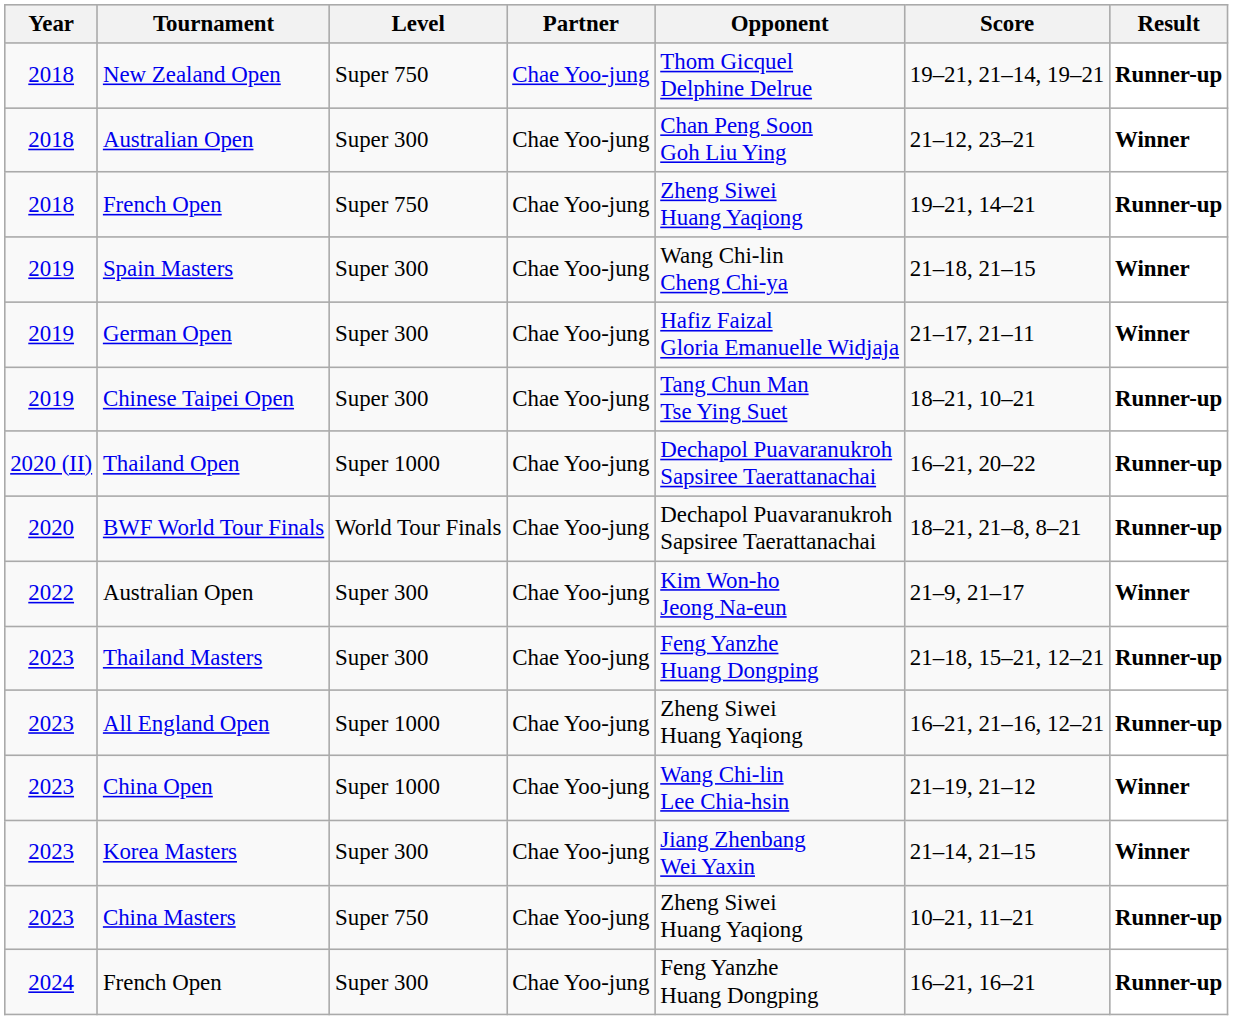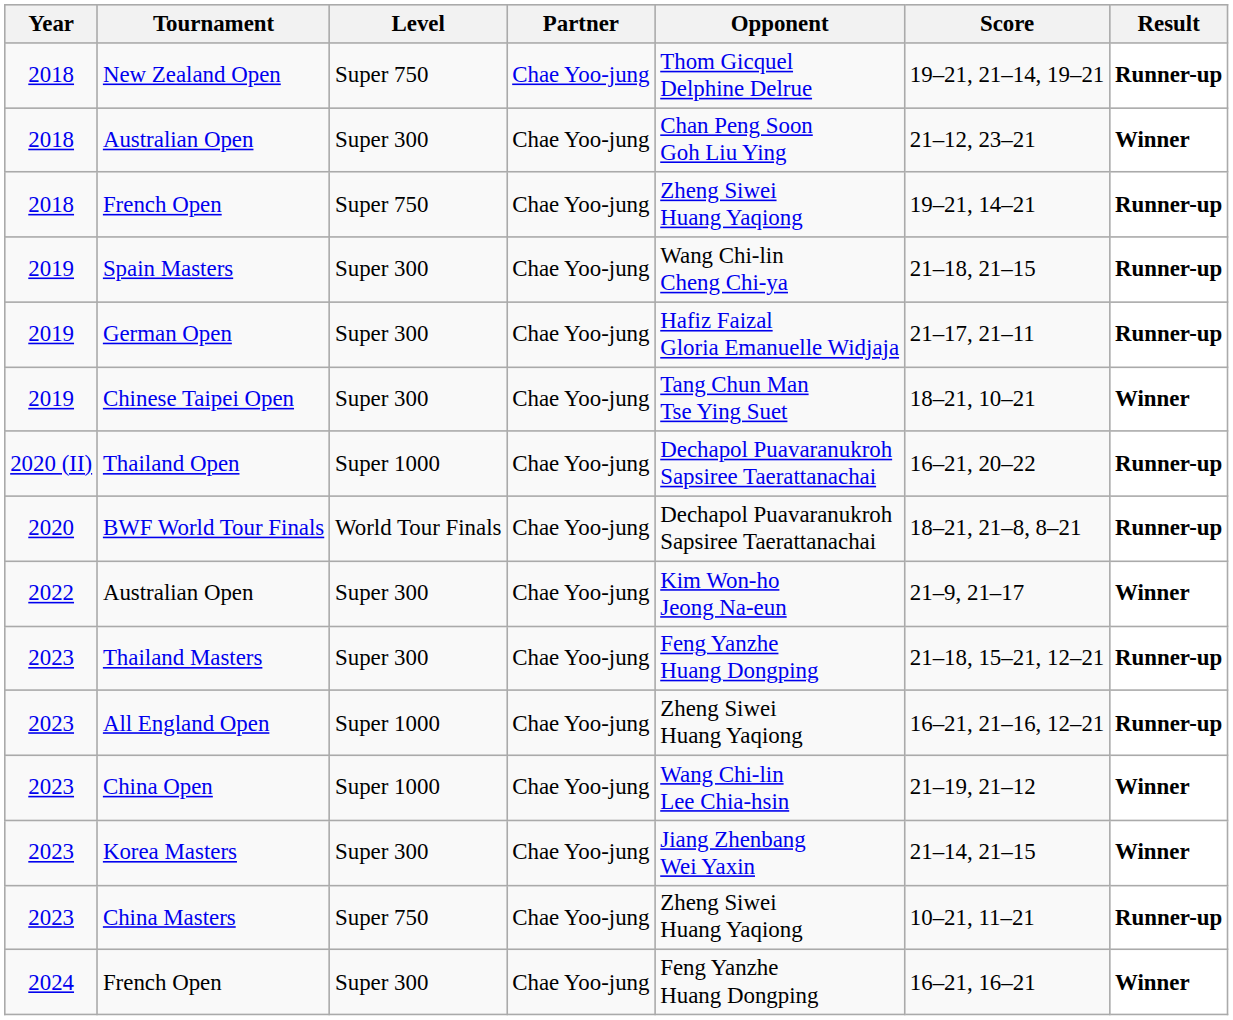(1152, 269) Winner -> (1169, 269) Runner-up
(1152, 334) Winner -> (1169, 334) Runner-up
(1169, 399) Runner-up -> (1152, 399) Winner
(1169, 982) Runner-up -> (1152, 982) Winner
